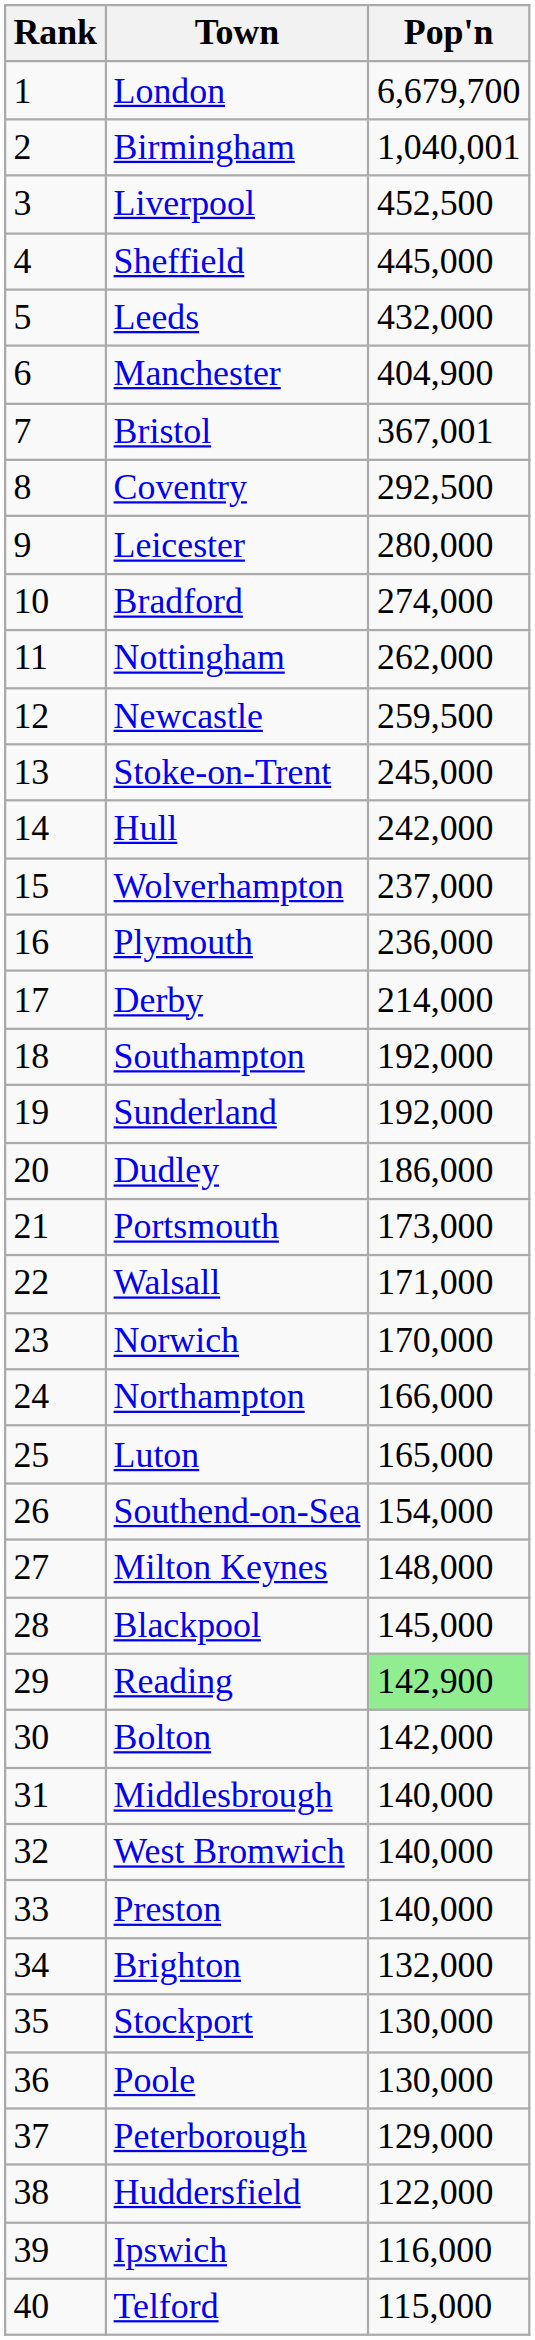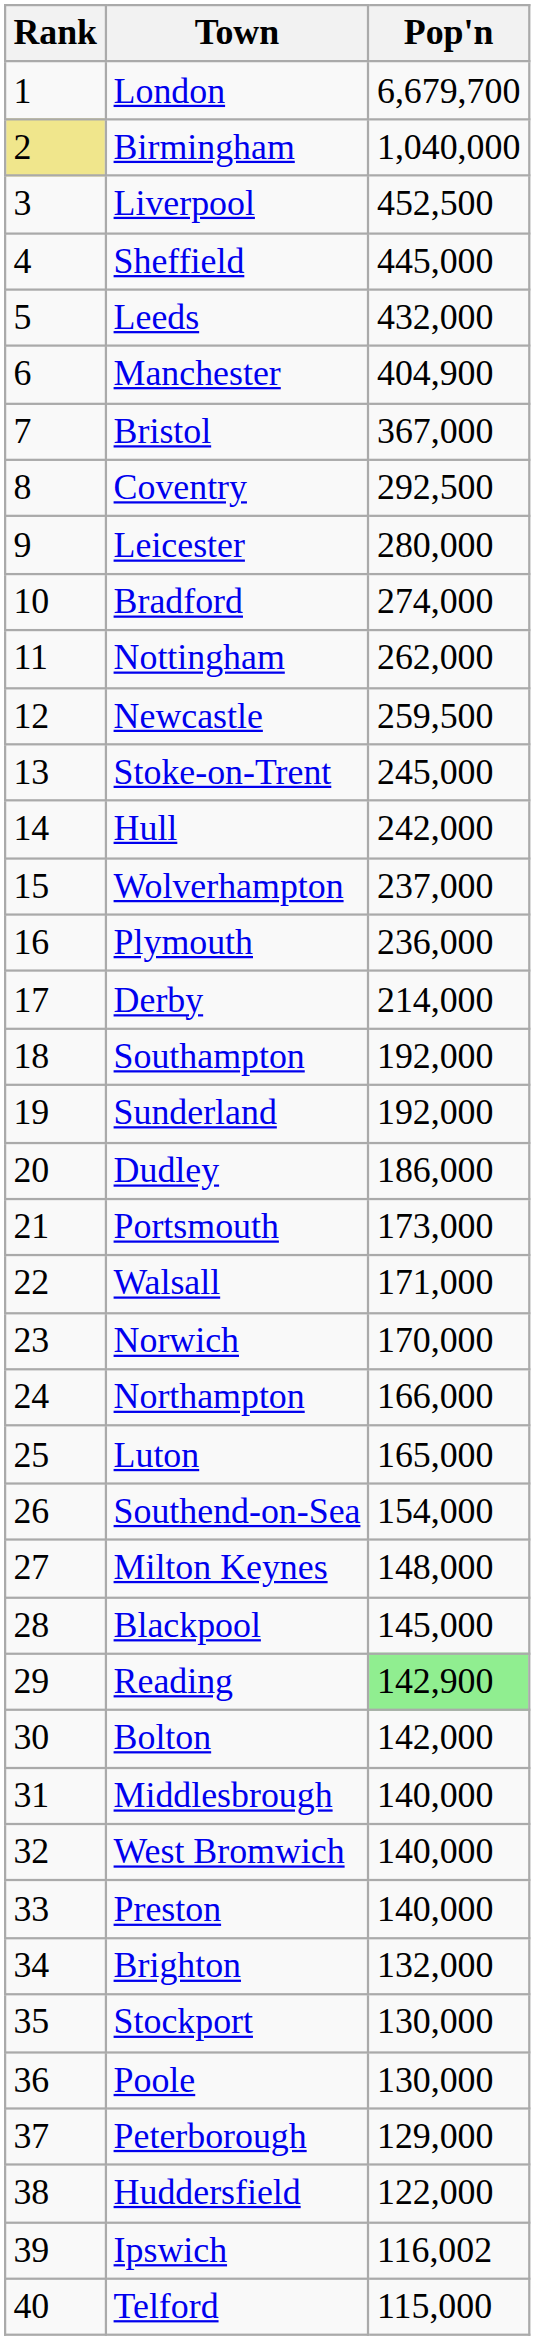(22, 146) no background -> (22, 146) khaki background
(449, 146) 1,040,001 -> (449, 146) 1,040,000
(435, 430) 367,001 -> (435, 430) 367,000
(435, 2249) 116,000 -> (435, 2249) 116,002
